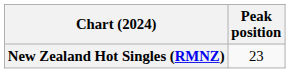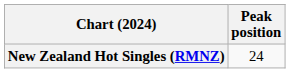(256, 56) 23 -> (256, 56) 24
